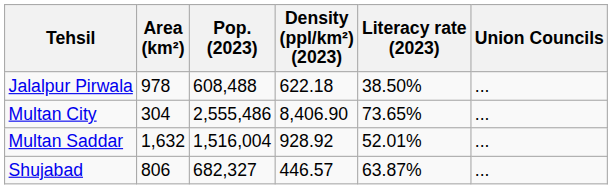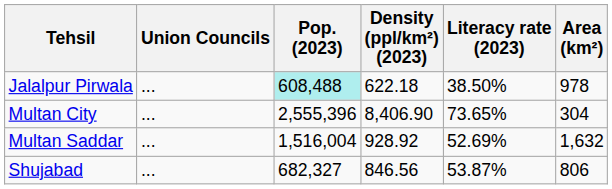columns swapped: (163, 38) <-> (539, 38)
(225, 85) no background -> (310, 85) paleturquoise background
(232, 113) 2,555,486 -> (317, 113) 2,555,396
(392, 141) 52.01% -> (477, 141) 52.69%
(306, 169) 446.57 -> (391, 169) 846.56
(392, 169) 63.87% -> (477, 169) 53.87%
